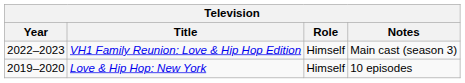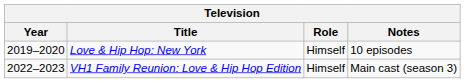rows swapped: (138, 68) <-> (186, 50)
